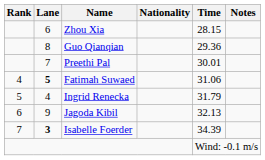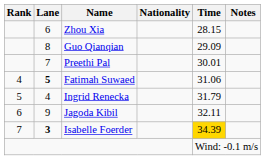(209, 46) 29.36 -> (209, 46) 29.09
(209, 113) 32.13 -> (209, 113) 32.11
(209, 130) no background -> (209, 130) gold background
